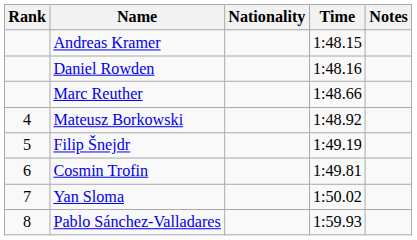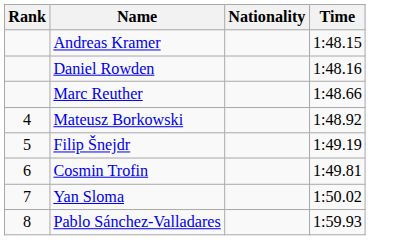- column: (389, 17)
